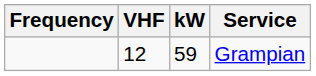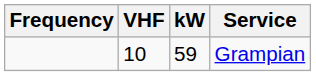(135, 53) 12 -> (135, 53) 10
